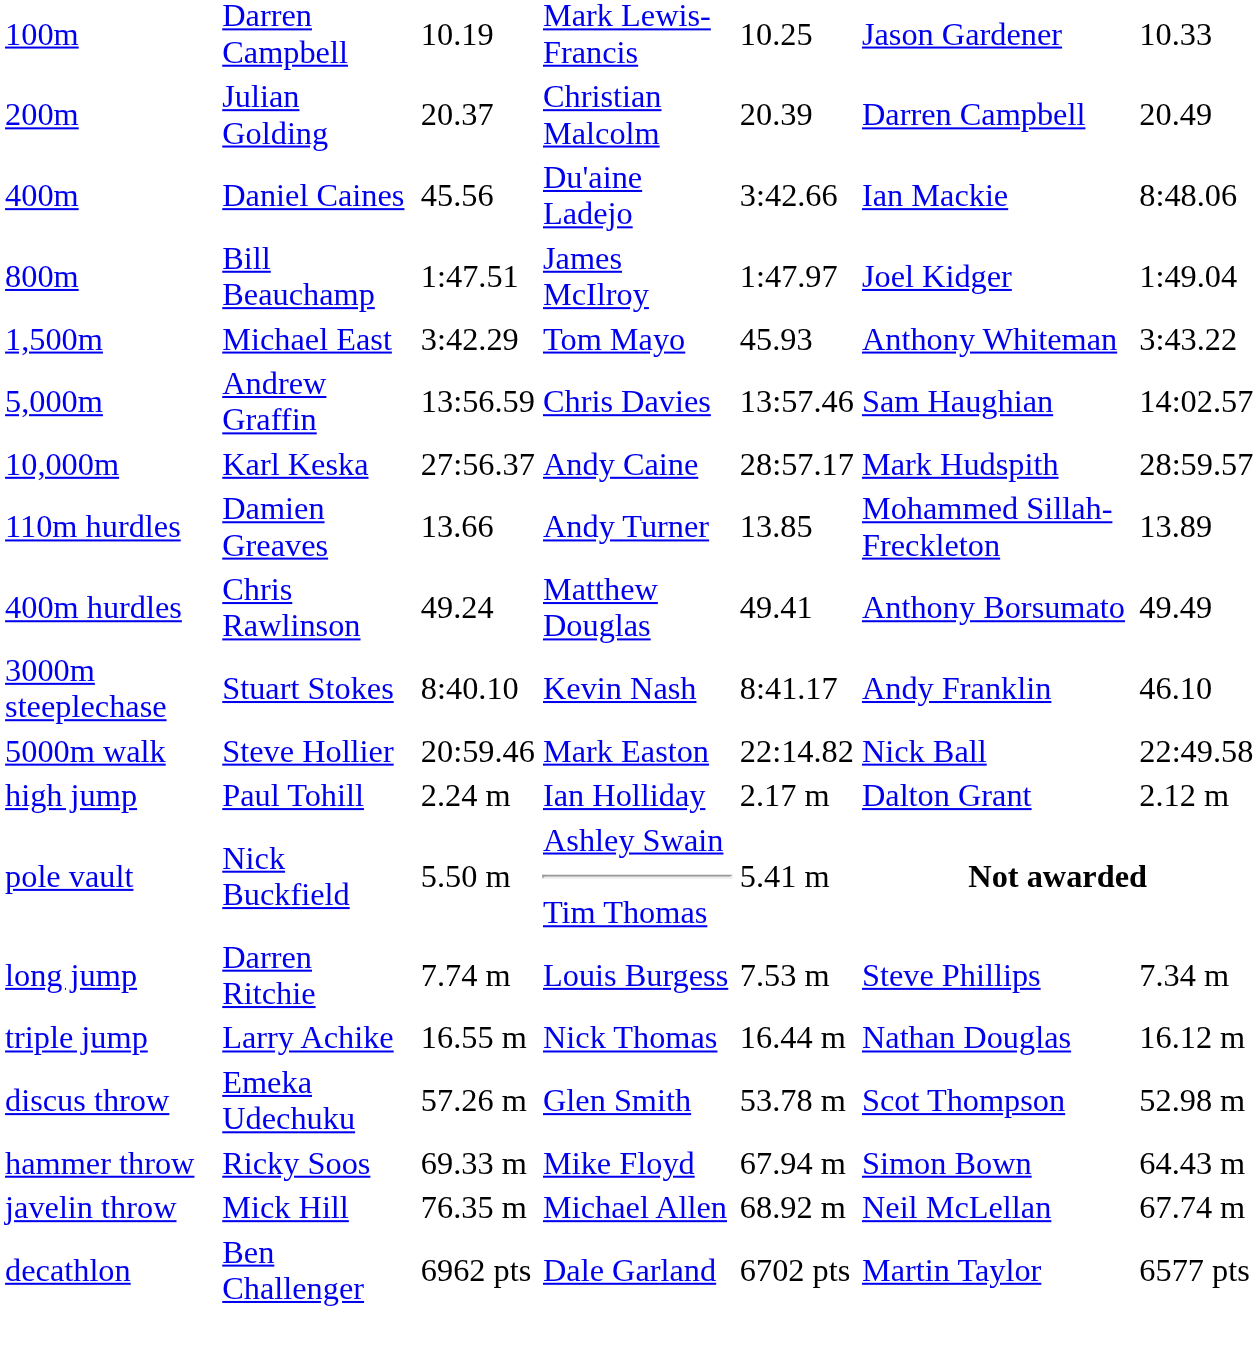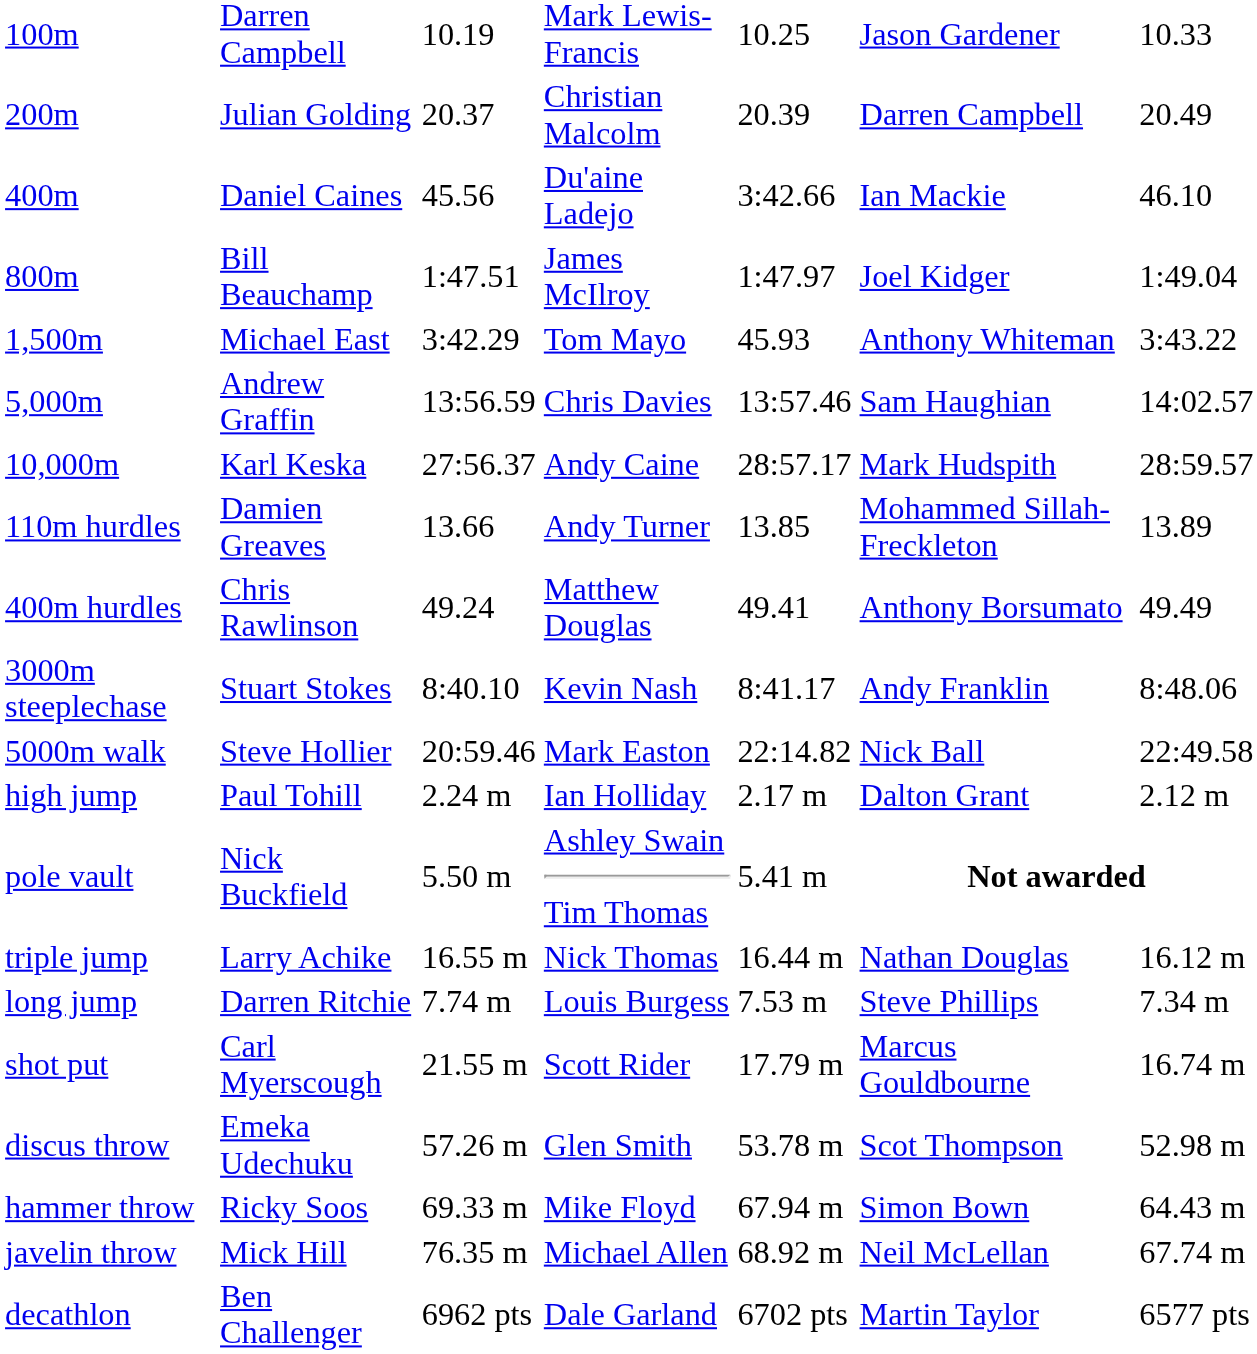(1188, 195) 8:48.06 -> (1176, 195) 46.10
(1176, 688) 46.10 -> (1188, 688) 8:48.06
rows swapped: (71, 975) <-> (76, 1037)
+ row: (57, 1064)
